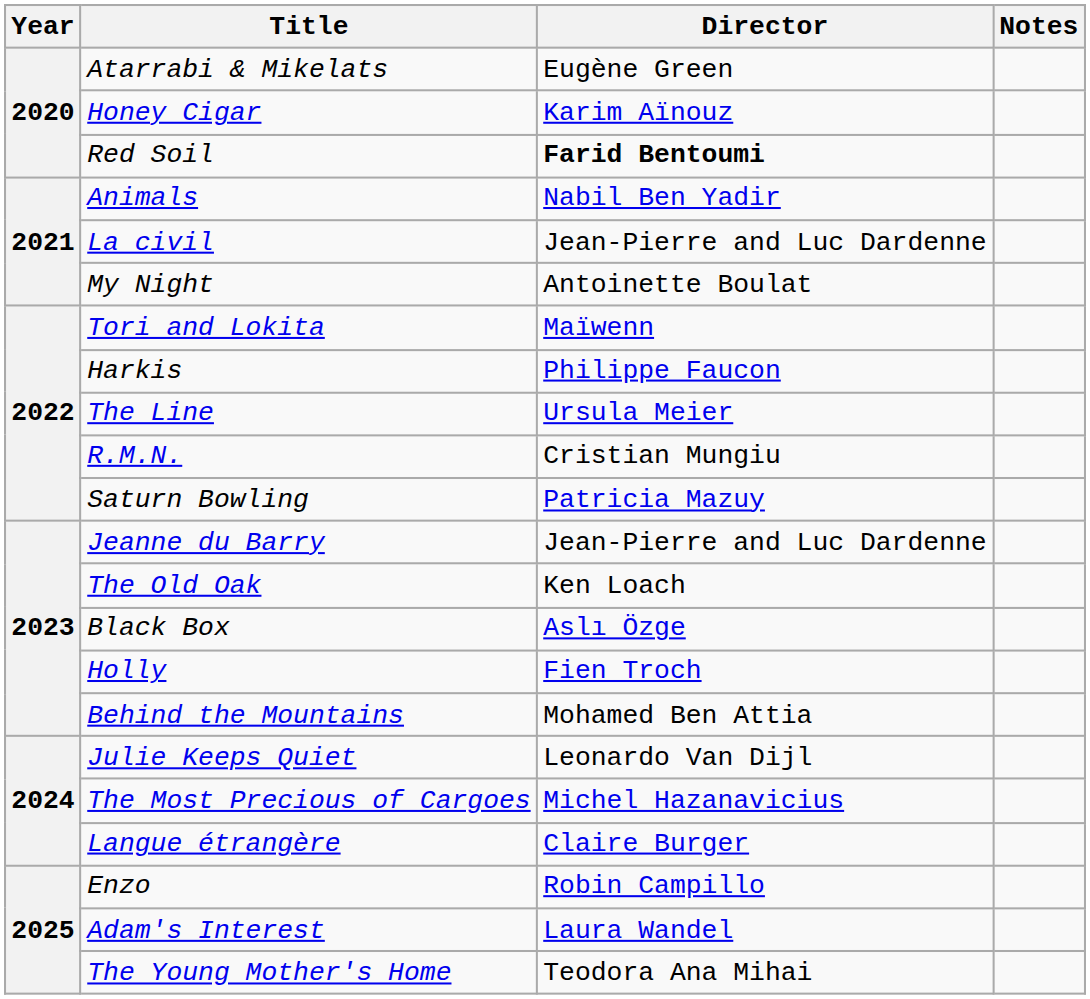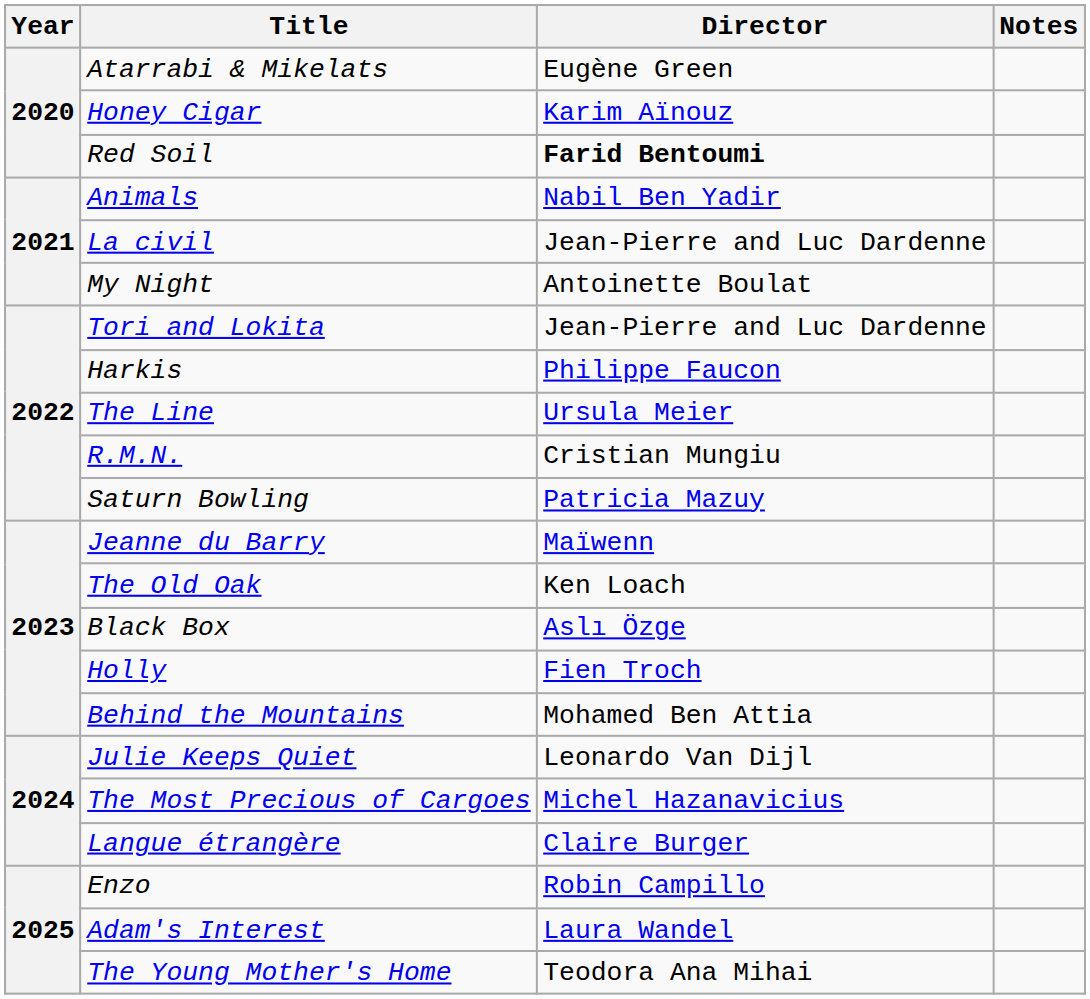(599, 328) Maïwenn -> (765, 328) Jean-Pierre and Luc Dardenne
(765, 543) Jean-Pierre and Luc Dardenne -> (599, 543) Maïwenn
